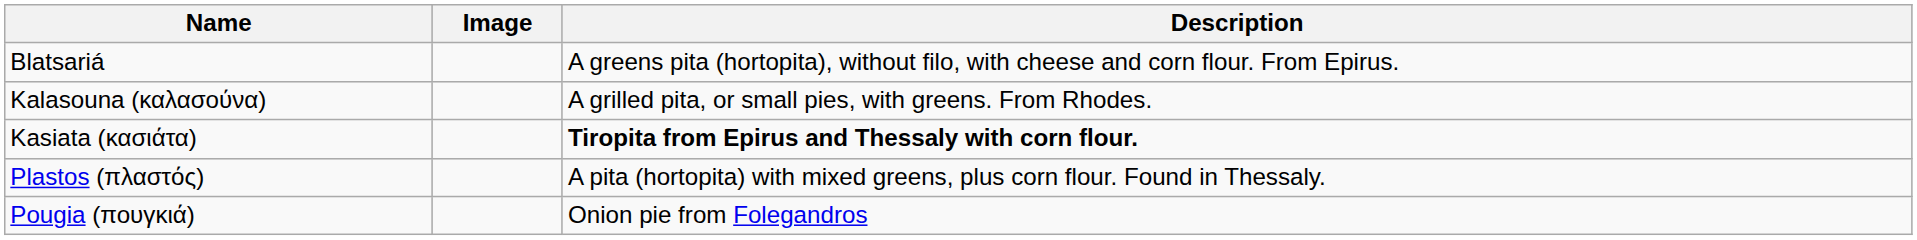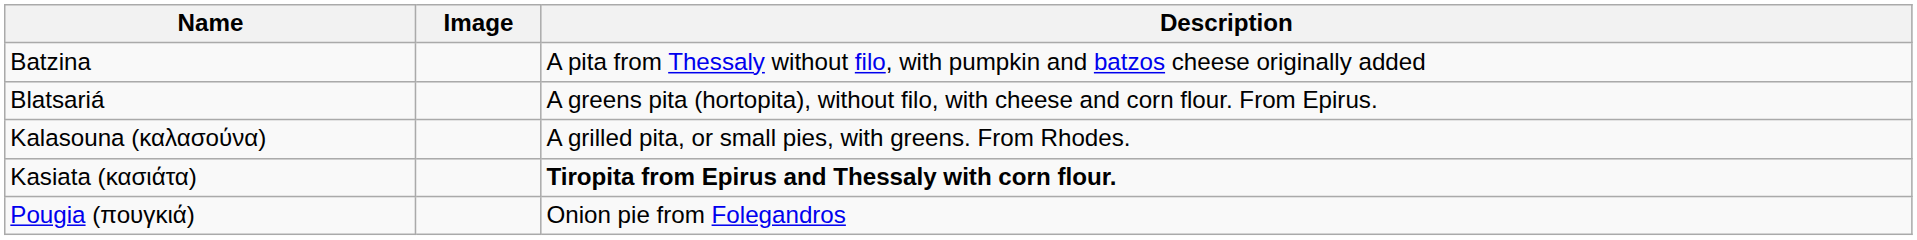+ row: (51, 61)
- row: (107, 176)
